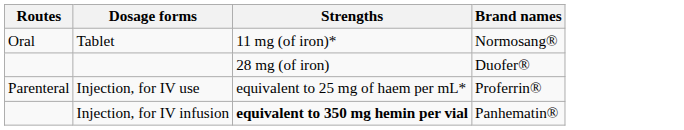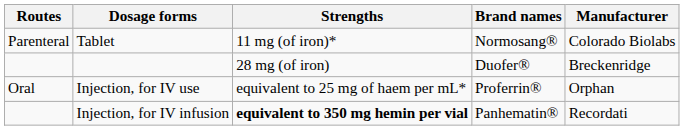+ column: (622, 16)
(21, 40) Oral -> (39, 40) Parenteral
(39, 88) Parenteral -> (21, 88) Oral
